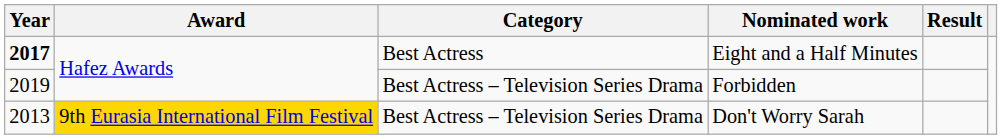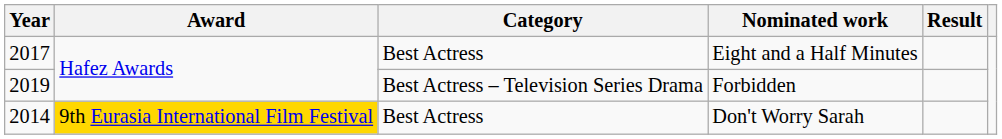(30, 52) bold -> (30, 52) normal
(30, 117) 2013 -> (30, 117) 2014
(543, 117) Best Actress – Television Series Drama -> (433, 117) Best Actress
